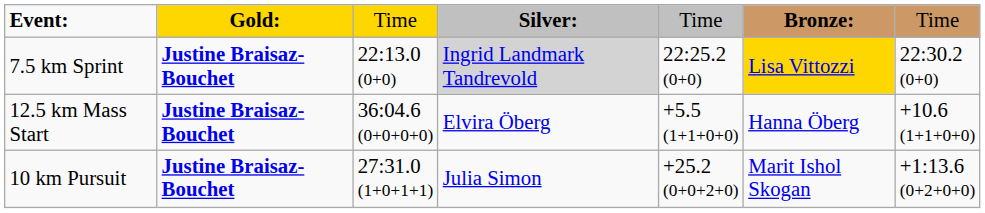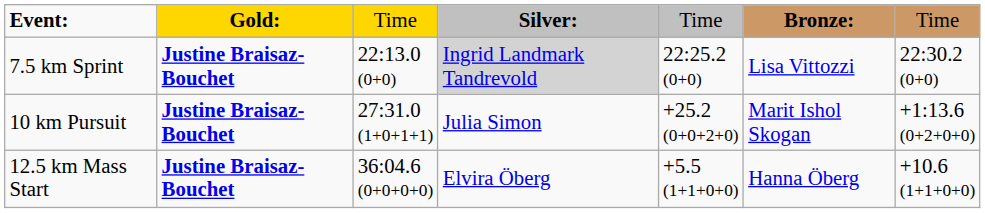(801, 65) gold background -> (801, 65) no background
rows swapped: (68, 178) <-> (68, 122)
